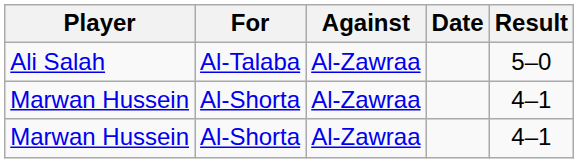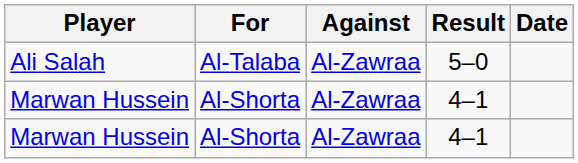columns swapped: (531, 23) <-> (458, 23)
